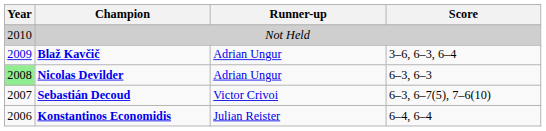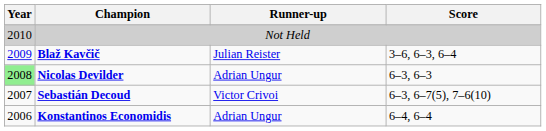(247, 55) Adrian Ungur -> (247, 55) Julian Reister
(247, 115) Julian Reister -> (247, 115) Adrian Ungur
